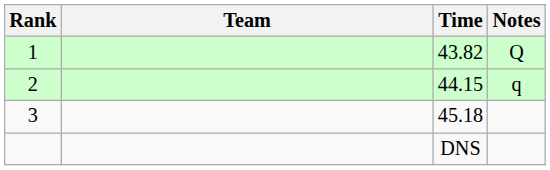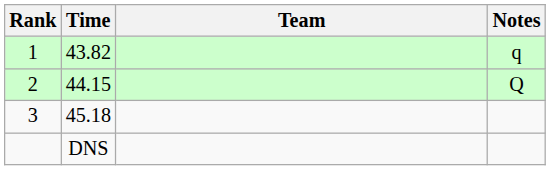columns swapped: (247, 20) <-> (460, 20)
(517, 52) Q -> (517, 52) q
(517, 84) q -> (517, 84) Q
